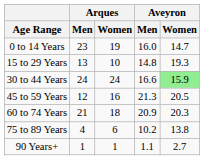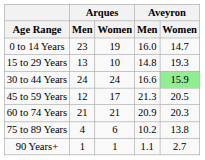(115, 96) 16 -> (115, 96) 17
(115, 113) 18 -> (115, 113) 21
